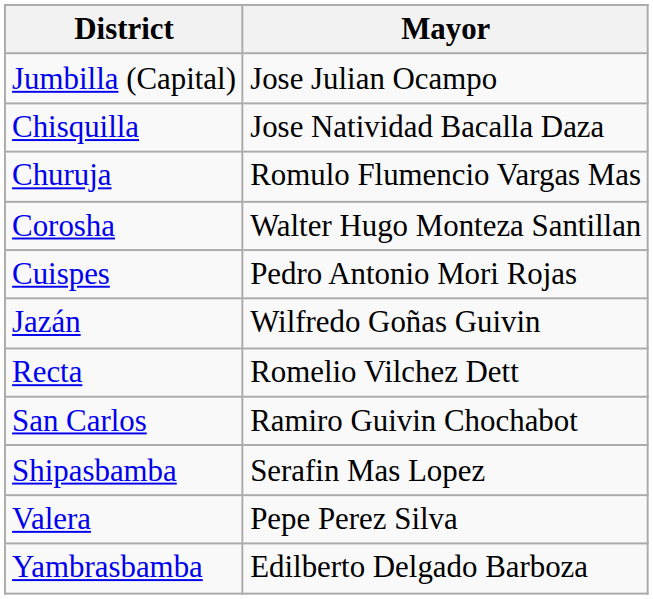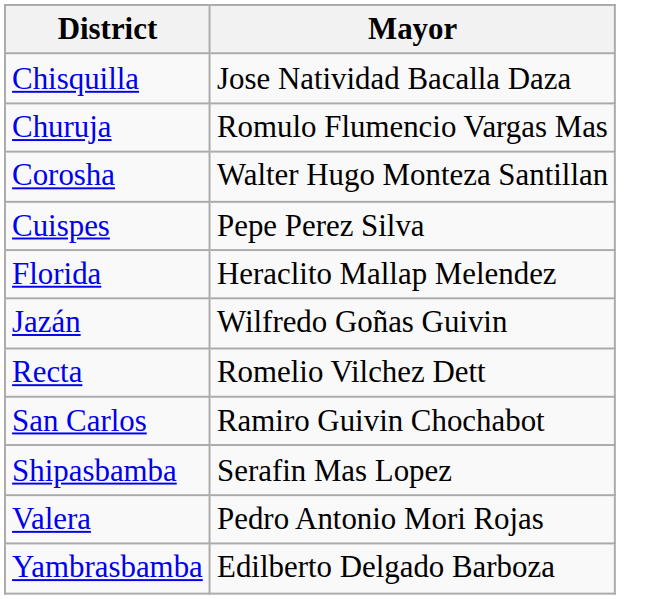- row: (124, 77)
(414, 273) Pedro Antonio Mori Rojas -> (321, 224) Pepe Perez Silva
+ row: (57, 273)
(354, 518) Pepe Perez Silva -> (380, 518) Pedro Antonio Mori Rojas
